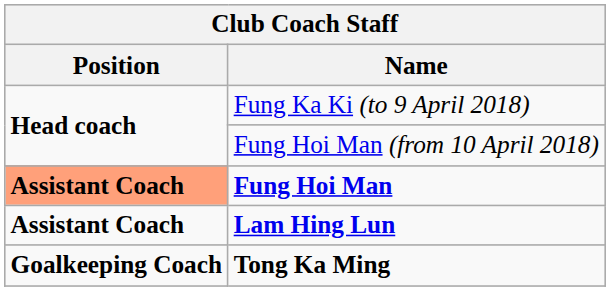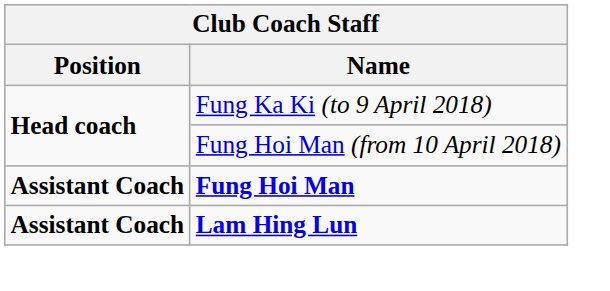(97, 184) lightsalmon background -> (97, 184) no background
- row: (312, 265)
